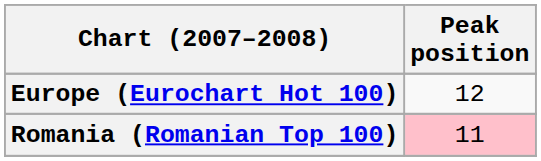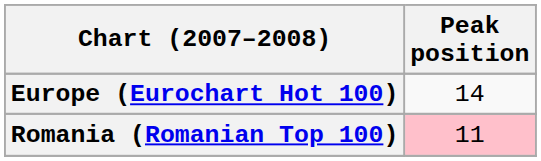(470, 94) 12 -> (470, 94) 14
